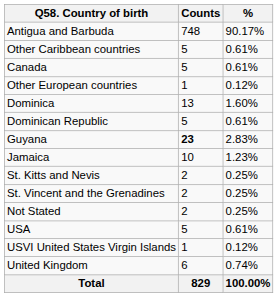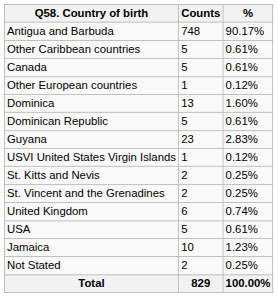(188, 139) bold -> (188, 139) normal
rows swapped: (28, 157) <-> (91, 247)
rows swapped: (47, 265) <-> (34, 211)
